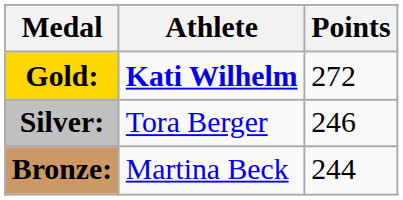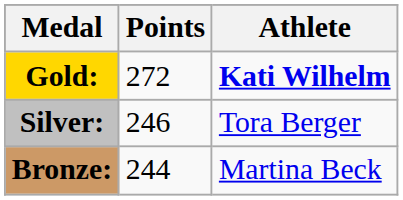columns swapped: (212, 28) <-> (351, 28)
